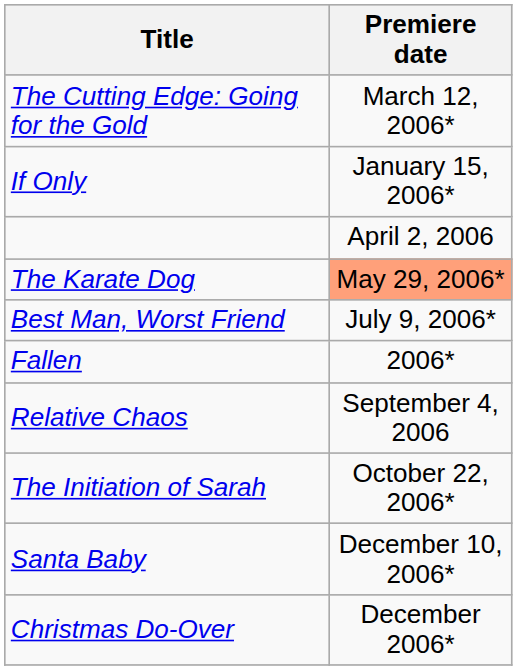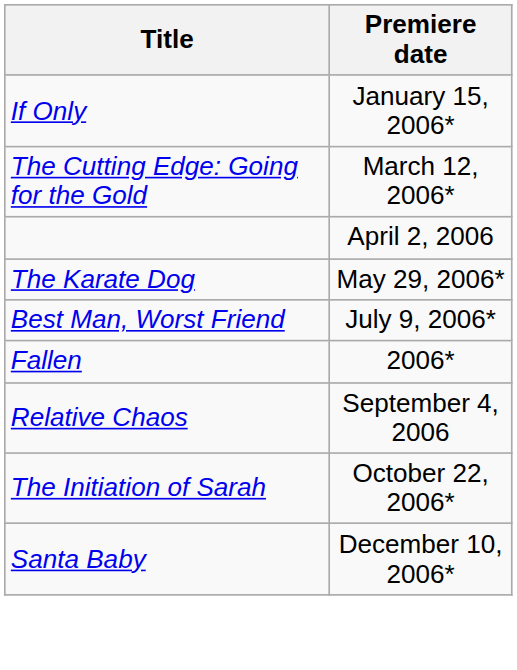rows swapped: (49, 181) <-> (154, 110)
(421, 278) lightsalmon background -> (421, 278) no background
- row: (122, 629)
